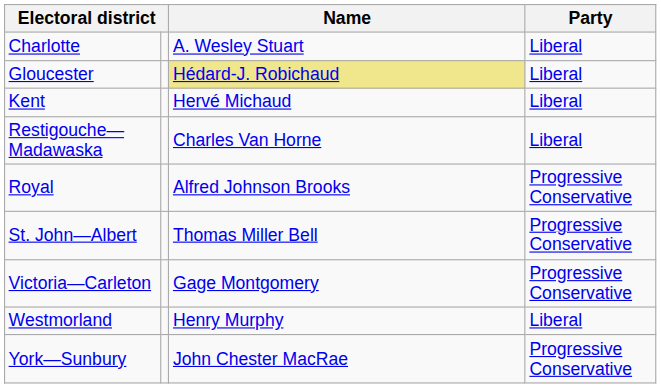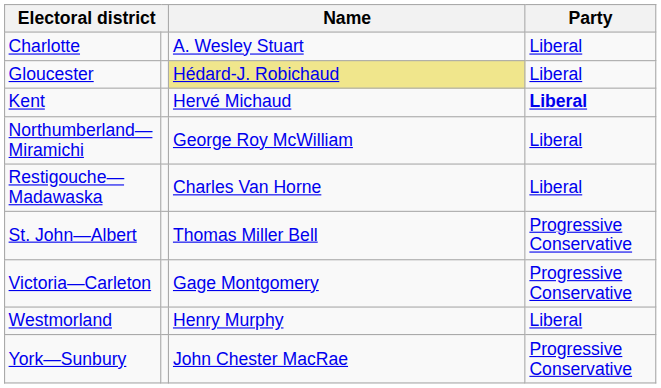(556, 102) normal -> (558, 102) bold
+ row: (81, 140)
- row: (31, 187)
